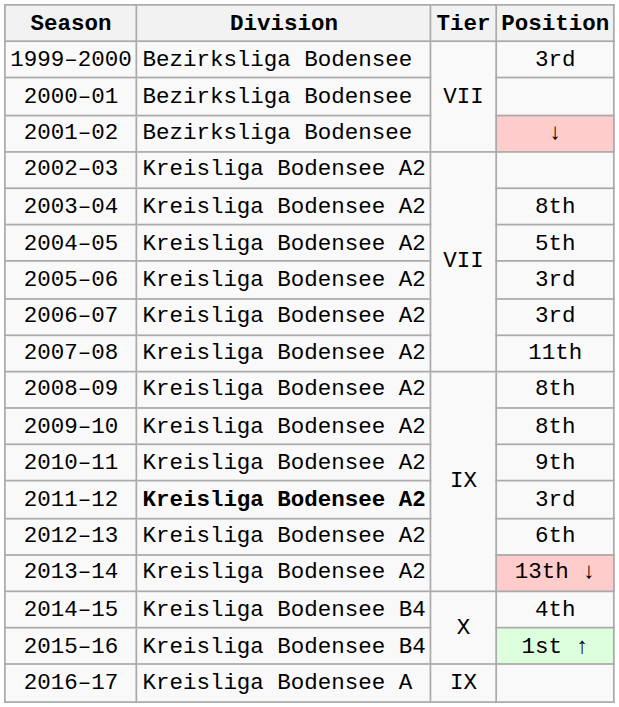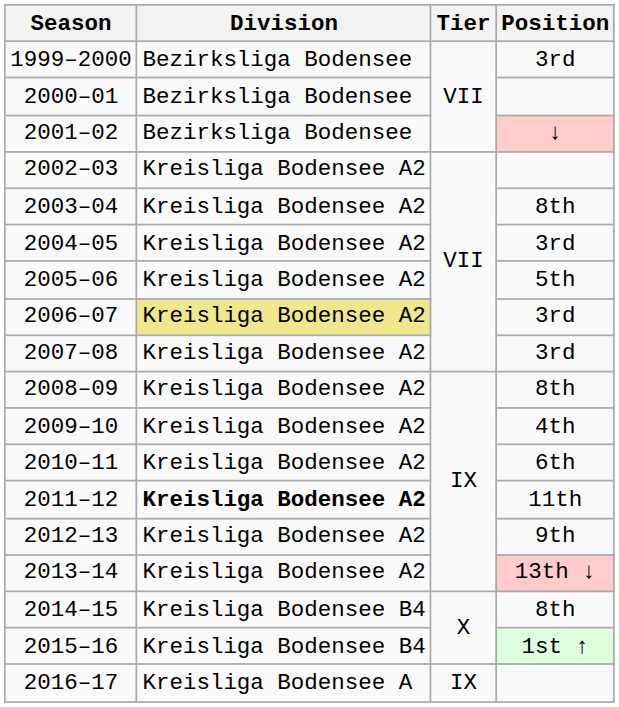(555, 243) 5th -> (555, 243) 3rd
(555, 280) 3rd -> (555, 280) 5th
(284, 316) no background -> (284, 316) khaki background
(555, 353) 11th -> (555, 353) 3rd
(555, 426) 8th -> (555, 426) 4th
(555, 463) 9th -> (555, 463) 6th
(555, 500) 3rd -> (555, 500) 11th
(555, 536) 6th -> (555, 536) 9th
(555, 610) 4th -> (555, 610) 8th
